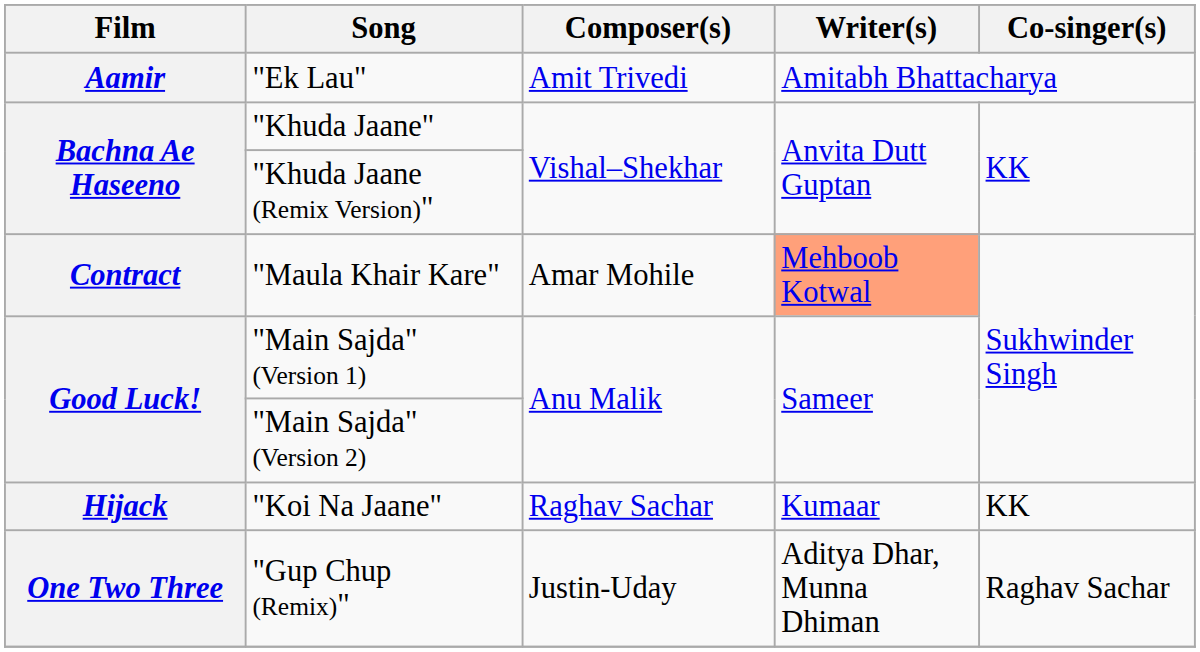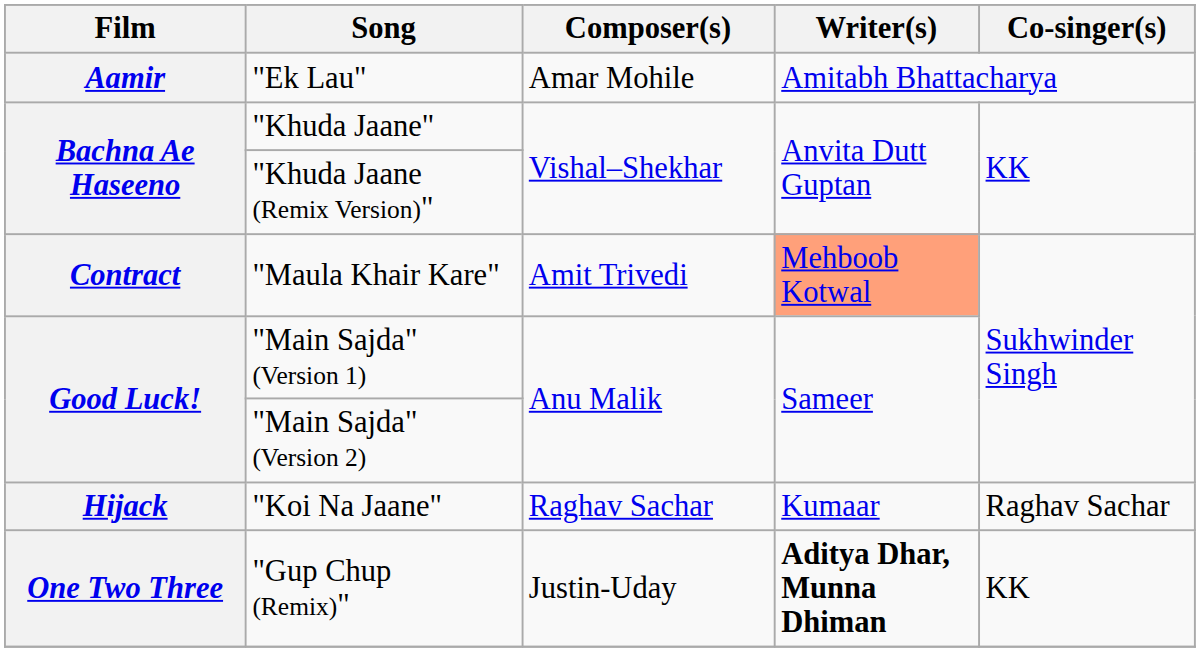(608, 77) Amit Trivedi -> (612, 77) Amar Mohile
(612, 274) Amar Mohile -> (608, 274) Amit Trivedi
(1008, 505) KK -> (1078, 505) Raghav Sachar
(860, 588) normal -> (866, 588) bold
(1078, 588) Raghav Sachar -> (1008, 588) KK
